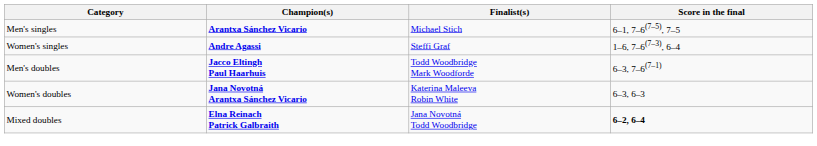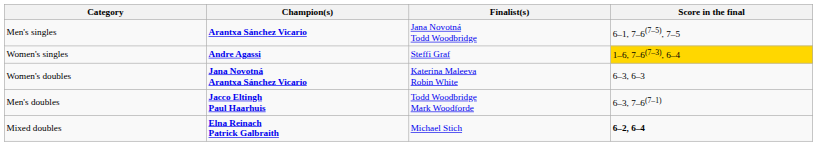(436, 28) Michael Stich -> (444, 33) Jana Novotná Todd Woodbridge
(646, 46) no background -> (646, 54) gold background
rows swapped: (33, 68) <-> (39, 94)
(444, 120) Jana Novotná Todd Woodbridge -> (436, 129) Michael Stich
